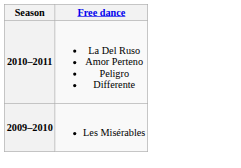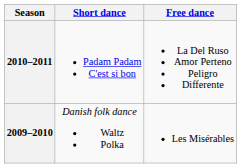+ column: (99, 12)
